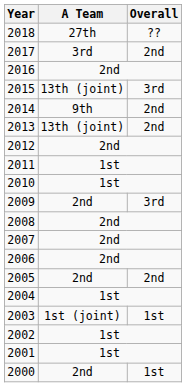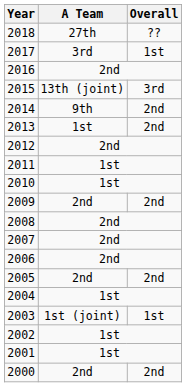(154, 52) 2nd -> (154, 52) 1st
(82, 127) 13th (joint) -> (82, 127) 1st
(154, 202) 3rd -> (154, 202) 2nd
(154, 372) 1st -> (154, 372) 2nd
